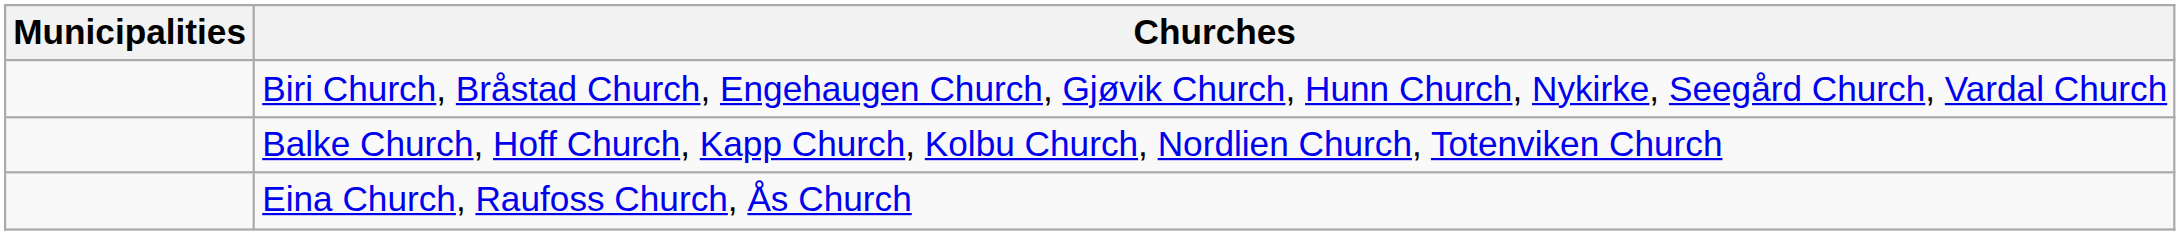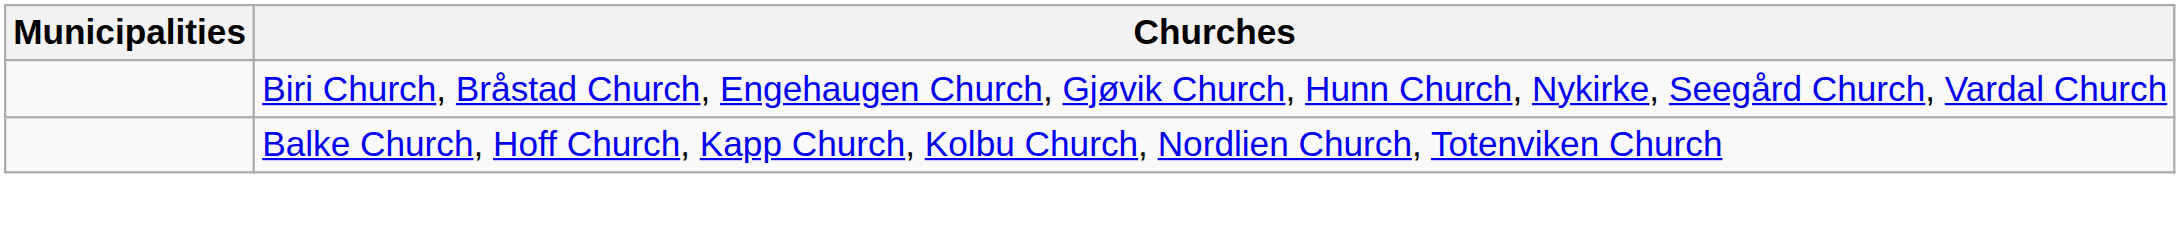- row: (587, 199)
